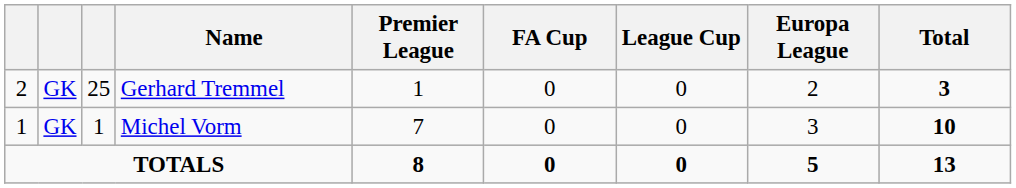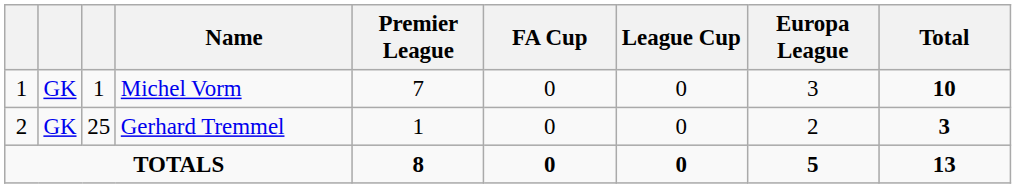rows swapped: (181, 126) <-> (203, 88)
